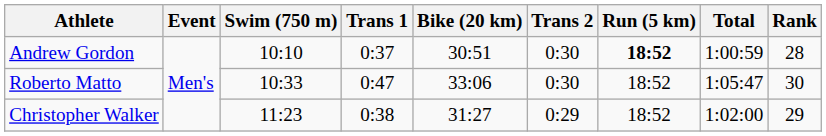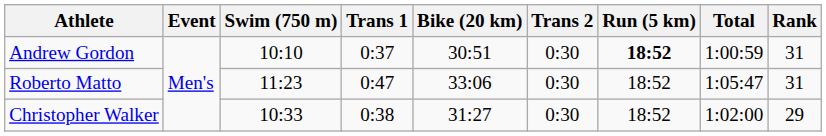(795, 52) 28 -> (795, 52) 31
(281, 83) 10:33 -> (281, 83) 11:23
(795, 83) 30 -> (795, 83) 31
(281, 115) 11:23 -> (281, 115) 10:33
(562, 115) 0:29 -> (562, 115) 0:30
